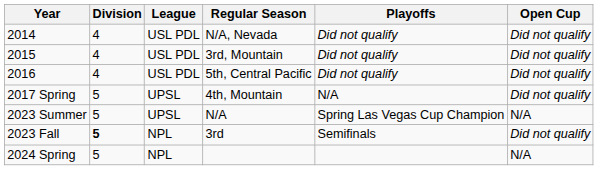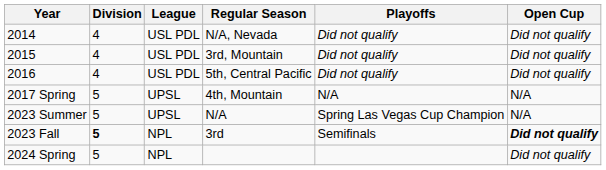(550, 94) Did not qualify -> (521, 94) N/A
(550, 134) normal -> (554, 134) bold
(521, 154) N/A -> (550, 154) Did not qualify
